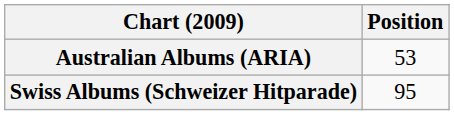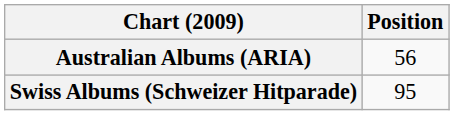(405, 57) 53 -> (405, 57) 56
